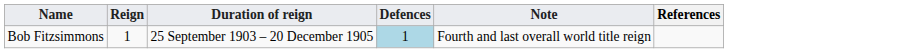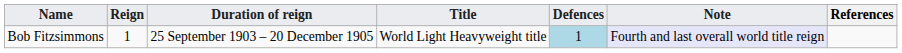+ column: (463, 15)
(544, 36) no background -> (717, 36) lavender background
